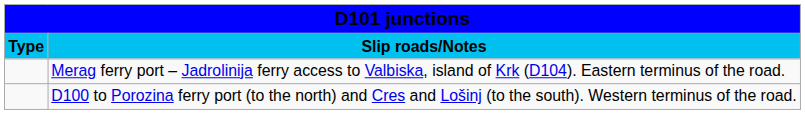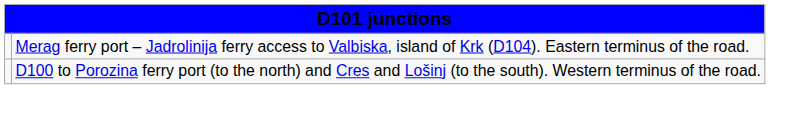- row: (424, 46)
